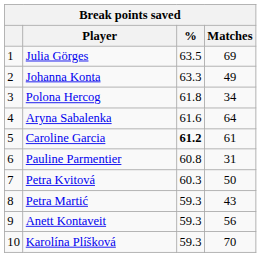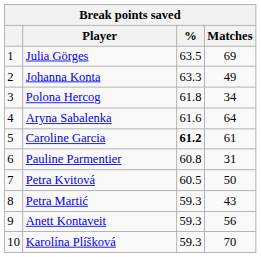(190, 180) 60.3 -> (190, 180) 60.5
